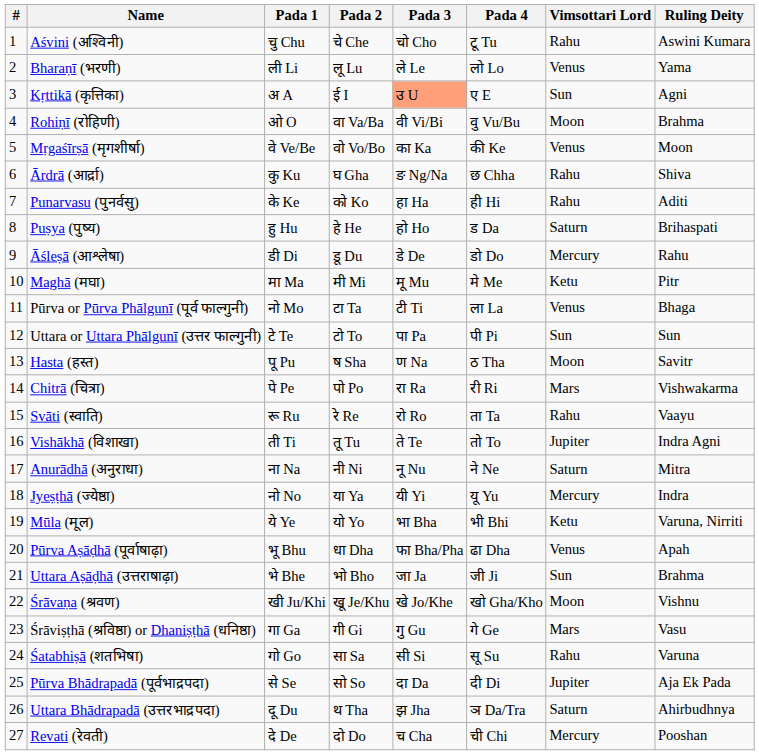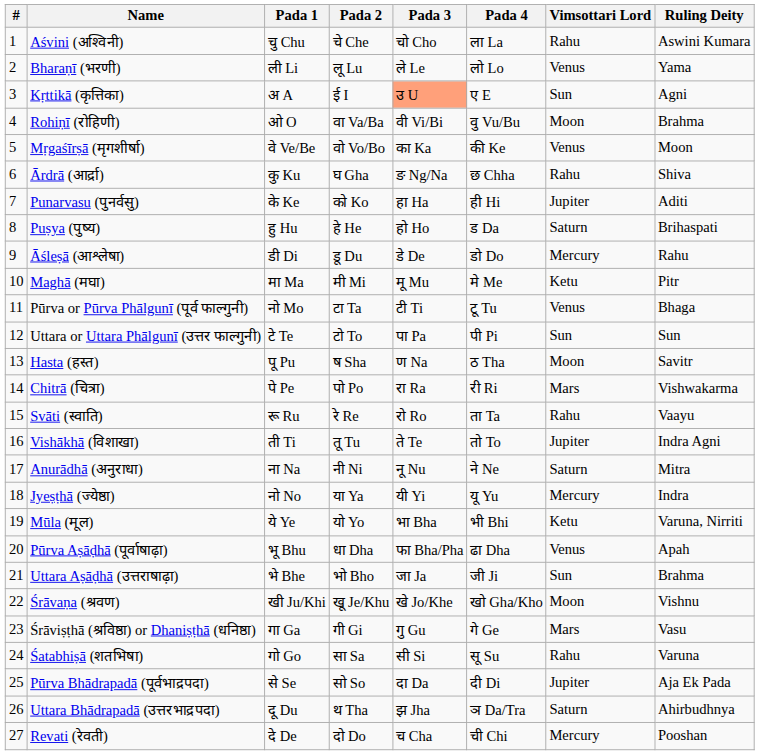(484, 41) टू Tu -> (487, 41) ला La
(565, 201) Rahu -> (569, 201) Jupiter
(487, 309) ला La -> (484, 309) टू Tu
